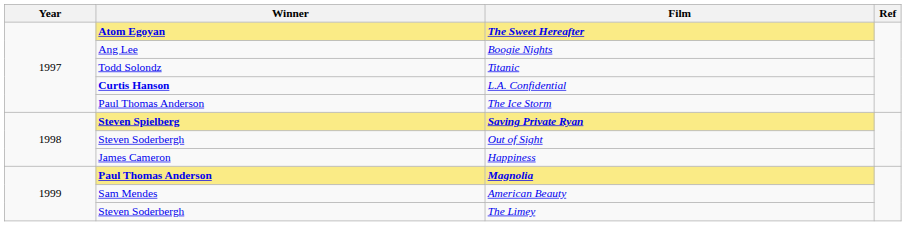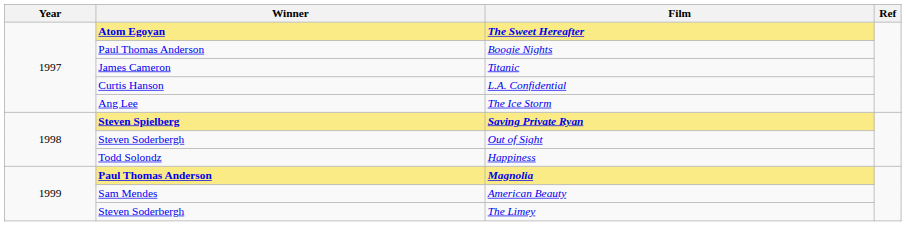(118, 49) Ang Lee -> (151, 49) Paul Thomas Anderson
(130, 67) Todd Solondz -> (134, 67) James Cameron
(134, 85) bold -> (131, 85) normal
(151, 103) Paul Thomas Anderson -> (118, 103) Ang Lee
(134, 157) James Cameron -> (130, 157) Todd Solondz
